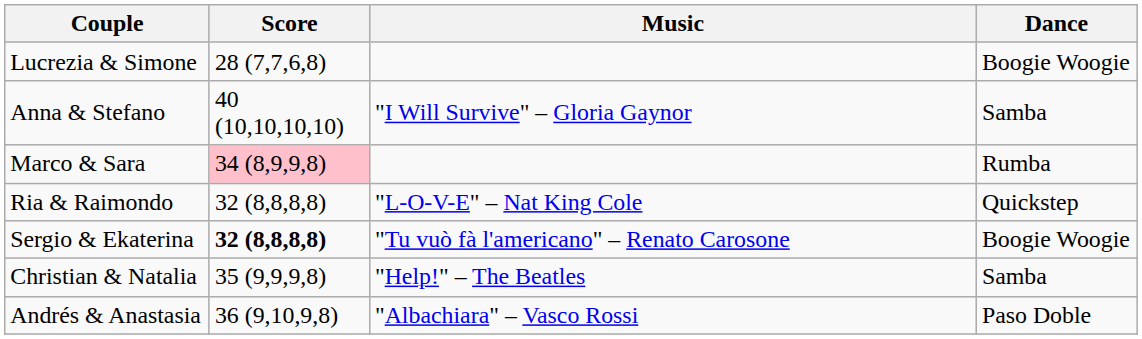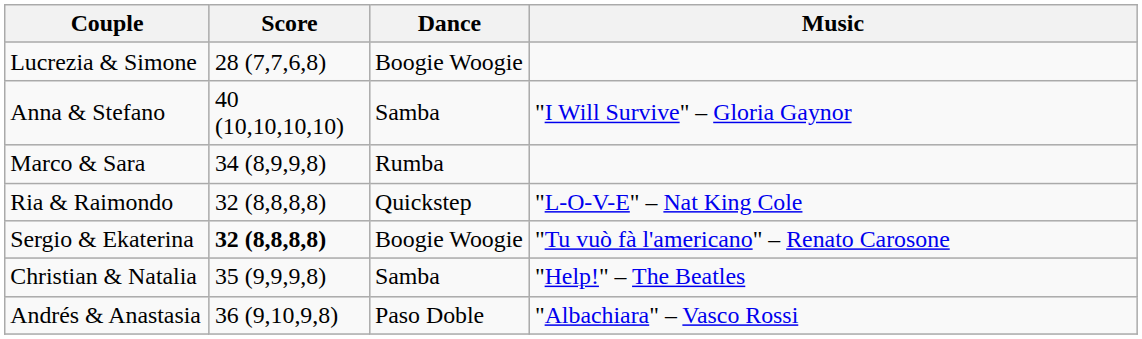columns swapped: (1056, 23) <-> (673, 23)
(271, 163) pink background -> (271, 163) no background
